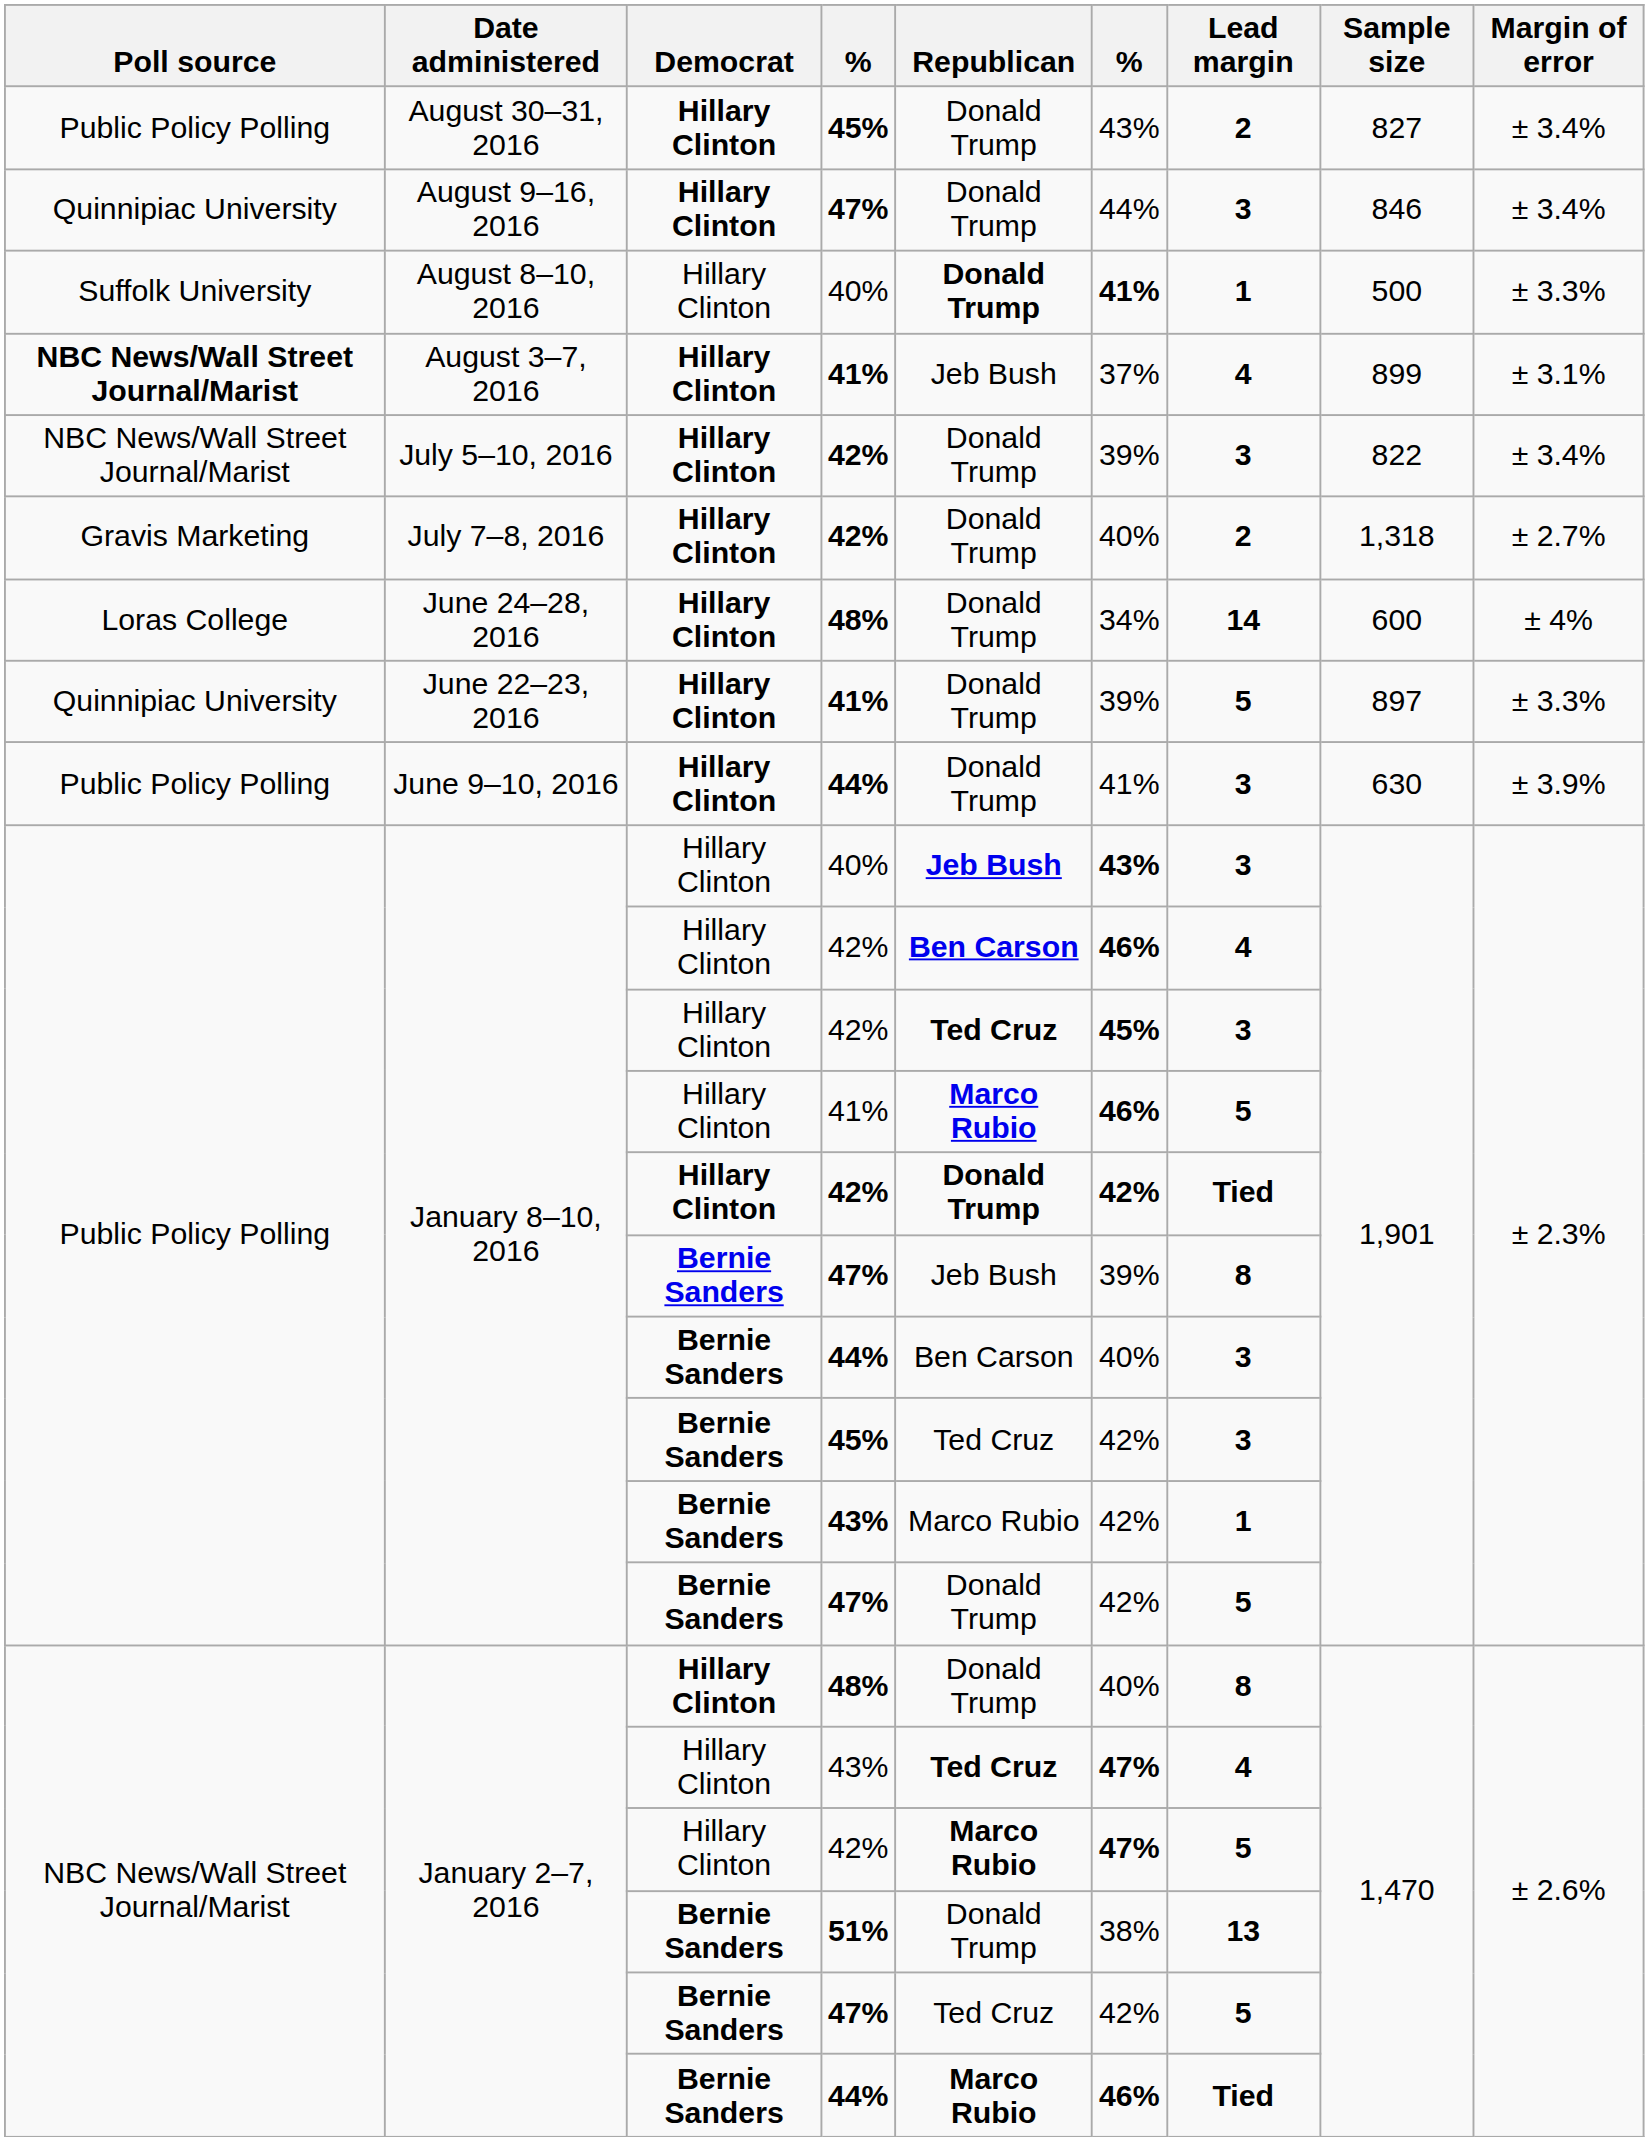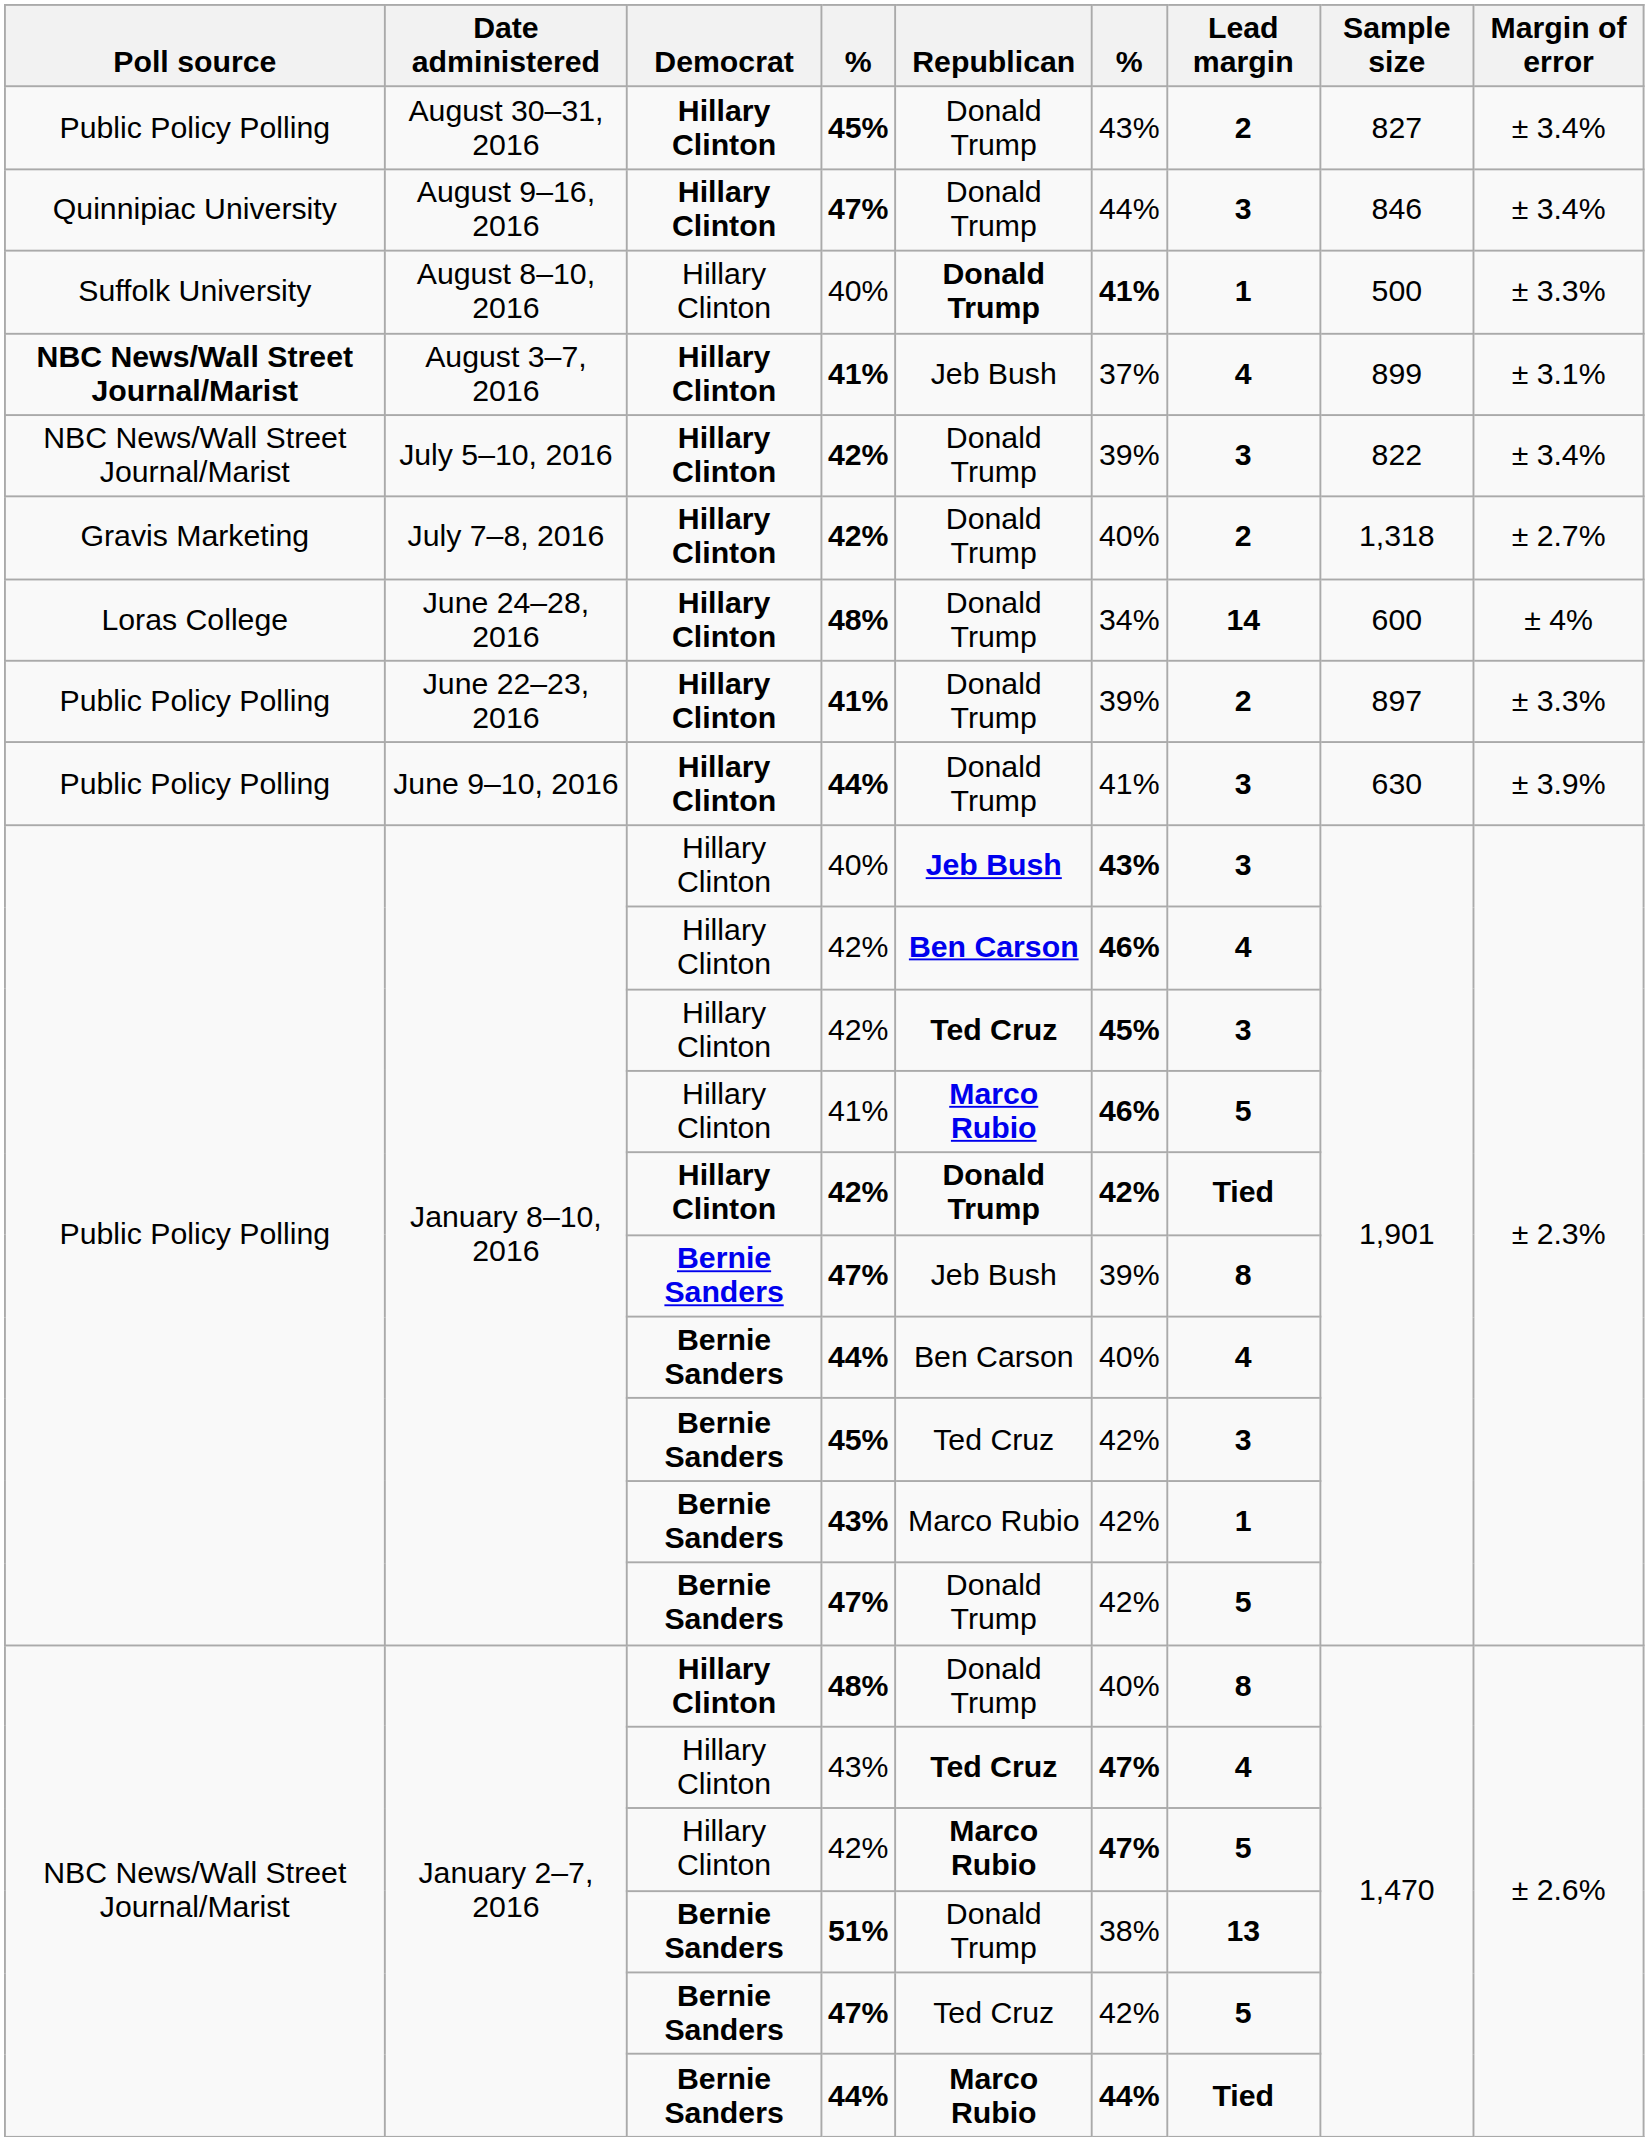(195, 701) Quinnipiac University -> (195, 701) Public Policy Polling
(1243, 701) 5 -> (1243, 701) 2
(1243, 1357) 3 -> (1243, 1357) 4
(1129, 2094) 46% -> (1129, 2094) 44%
